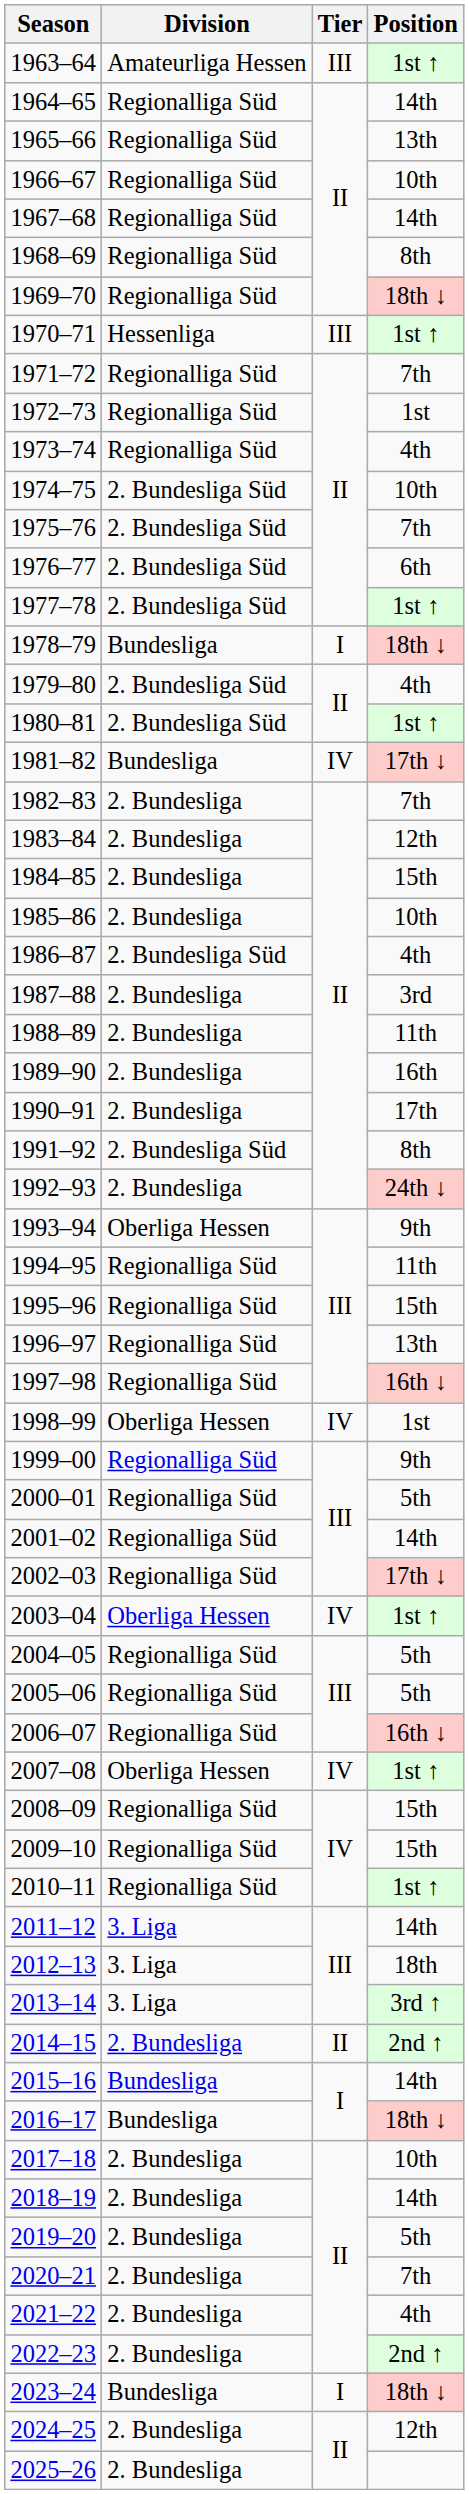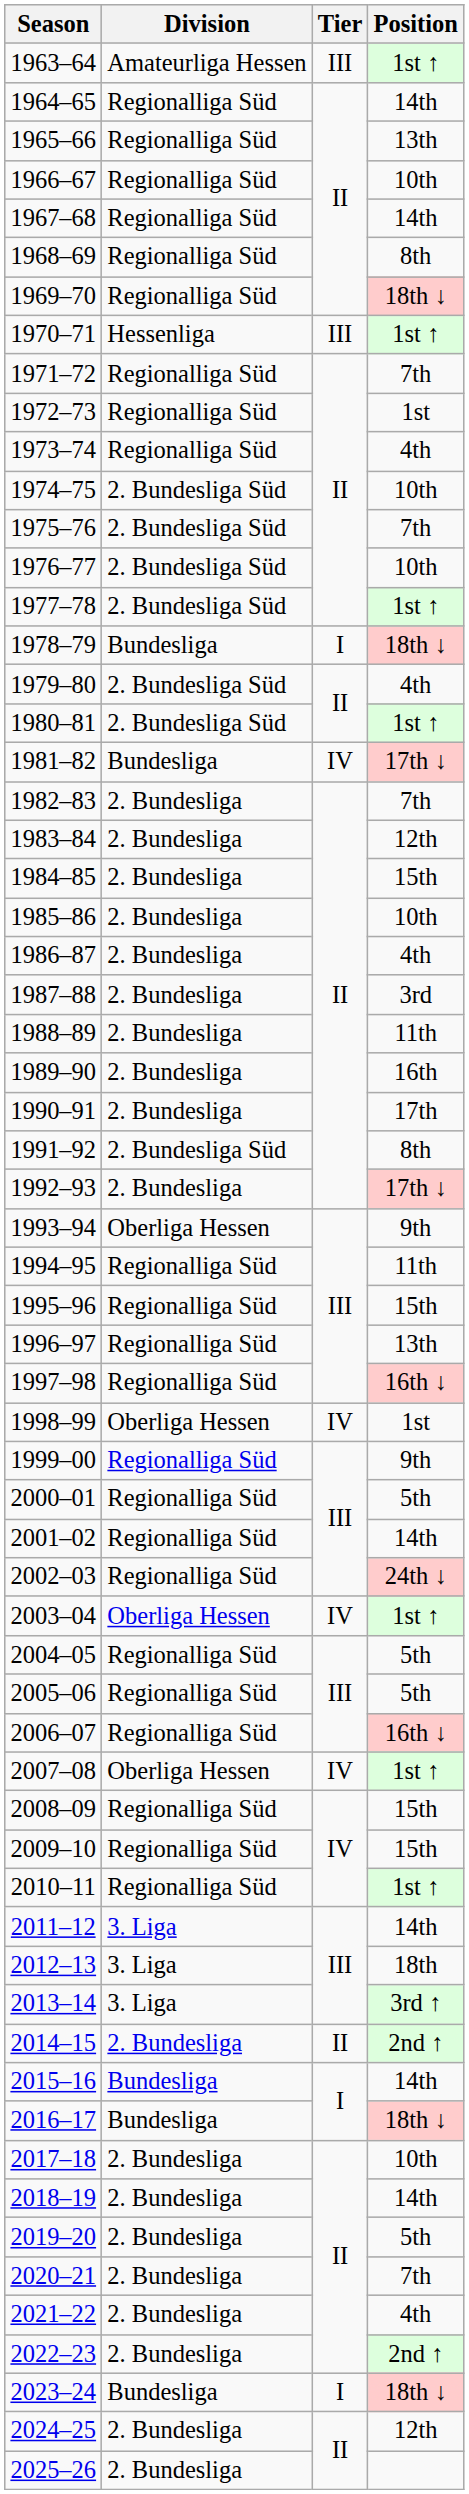(416, 567) 6th -> (416, 567) 10th
(197, 955) 2. Bundesliga Süd -> (175, 955) 2. Bundesliga
(416, 1188) 24th ↓ -> (416, 1188) 17th ↓
(416, 1576) 17th ↓ -> (416, 1576) 24th ↓
